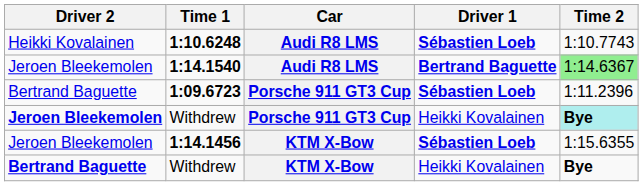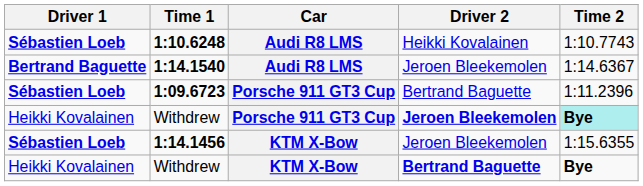columns swapped: (487, 17) <-> (85, 17)
(599, 67) lightgreen background -> (599, 67) no background
